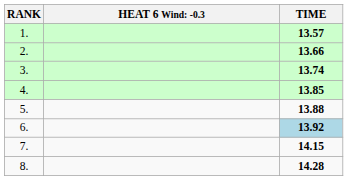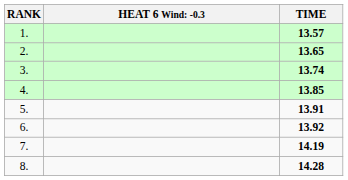(311, 52) 13.66 -> (311, 52) 13.65
(311, 109) 13.88 -> (311, 109) 13.91
(311, 128) lightblue background -> (311, 128) no background
(311, 147) 14.15 -> (311, 147) 14.19
